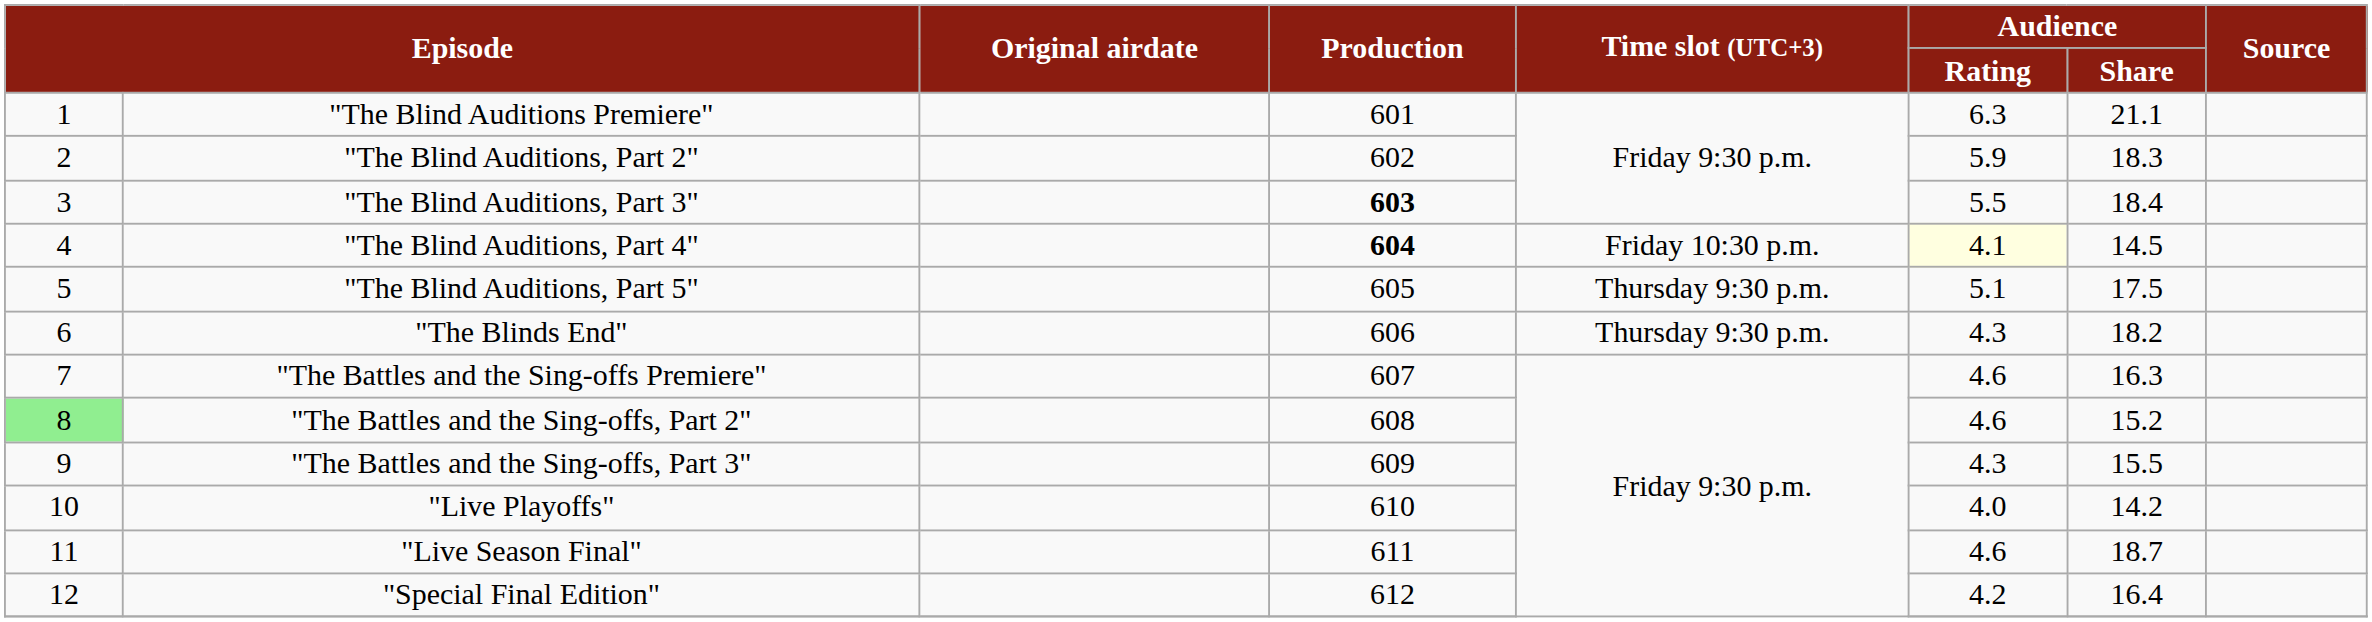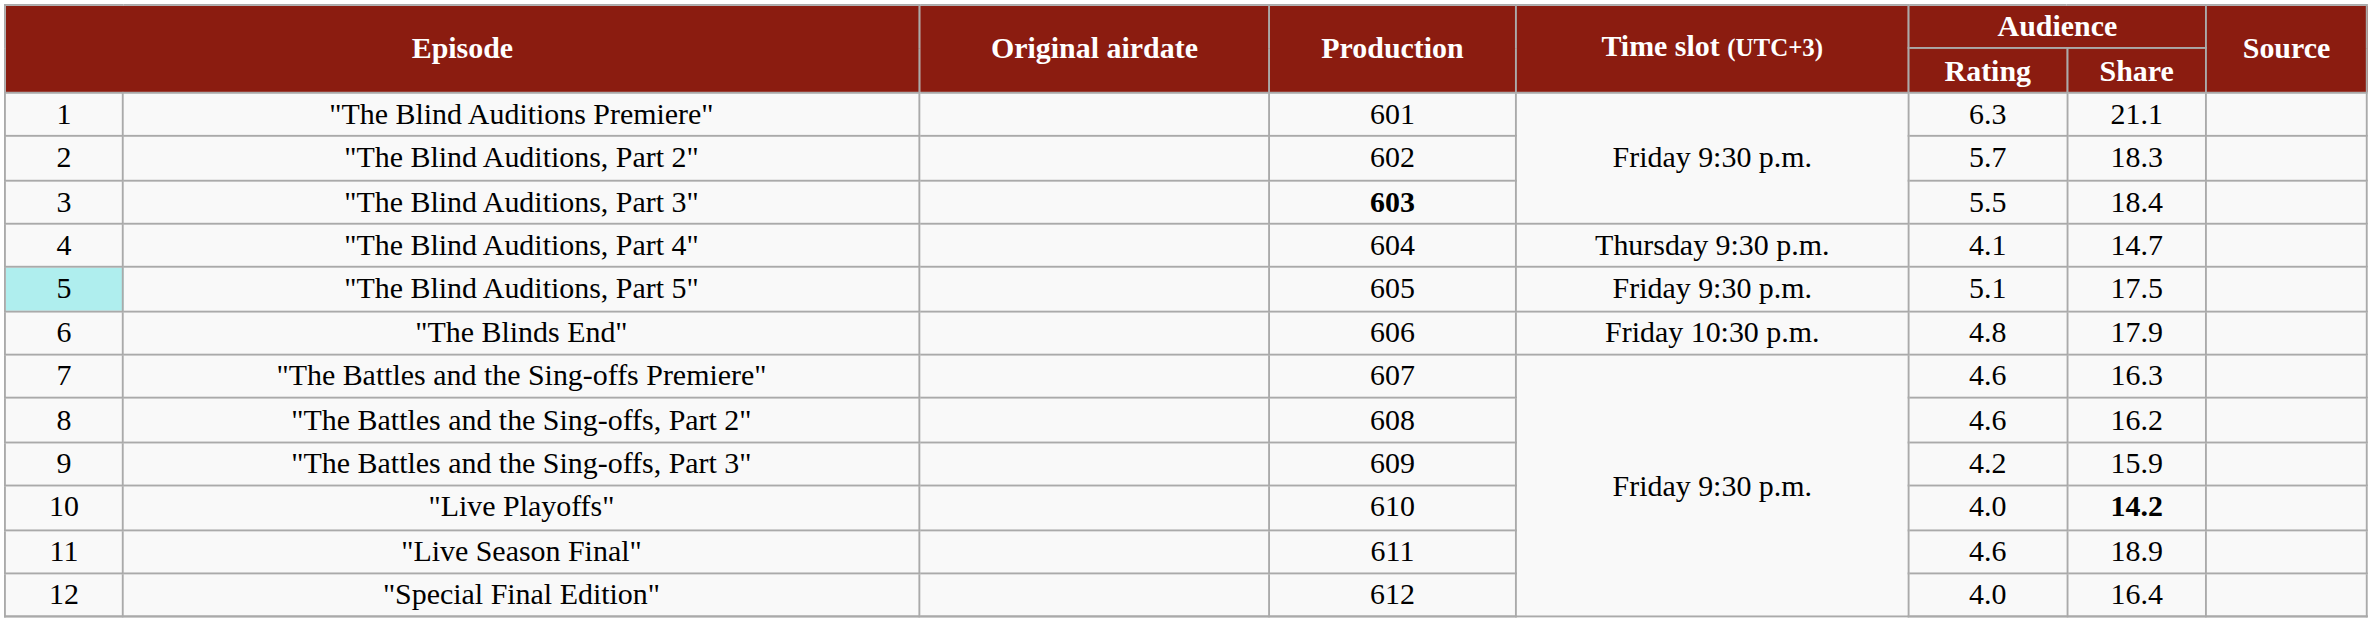(1988, 157) 5.9 -> (1988, 157) 5.7
(1393, 244) bold -> (1393, 244) normal
(1712, 244) Friday 10:30 p.m. -> (1712, 244) Thursday 9:30 p.m.
(1988, 244) lightyellow background -> (1988, 244) no background
(2137, 244) 14.5 -> (2137, 244) 14.7
(64, 288) no background -> (64, 288) paleturquoise background
(1712, 288) Thursday 9:30 p.m. -> (1712, 288) Friday 9:30 p.m.
(1712, 332) Thursday 9:30 p.m. -> (1712, 332) Friday 10:30 p.m.
(1988, 332) 4.3 -> (1988, 332) 4.8
(2137, 332) 18.2 -> (2137, 332) 17.9
(64, 419) lightgreen background -> (64, 419) no background
(2137, 419) 15.2 -> (2137, 419) 16.2
(1988, 463) 4.3 -> (1988, 463) 4.2
(2137, 463) 15.5 -> (2137, 463) 15.9
(2137, 507) normal -> (2137, 507) bold
(2137, 550) 18.7 -> (2137, 550) 18.9
(1988, 594) 4.2 -> (1988, 594) 4.0
